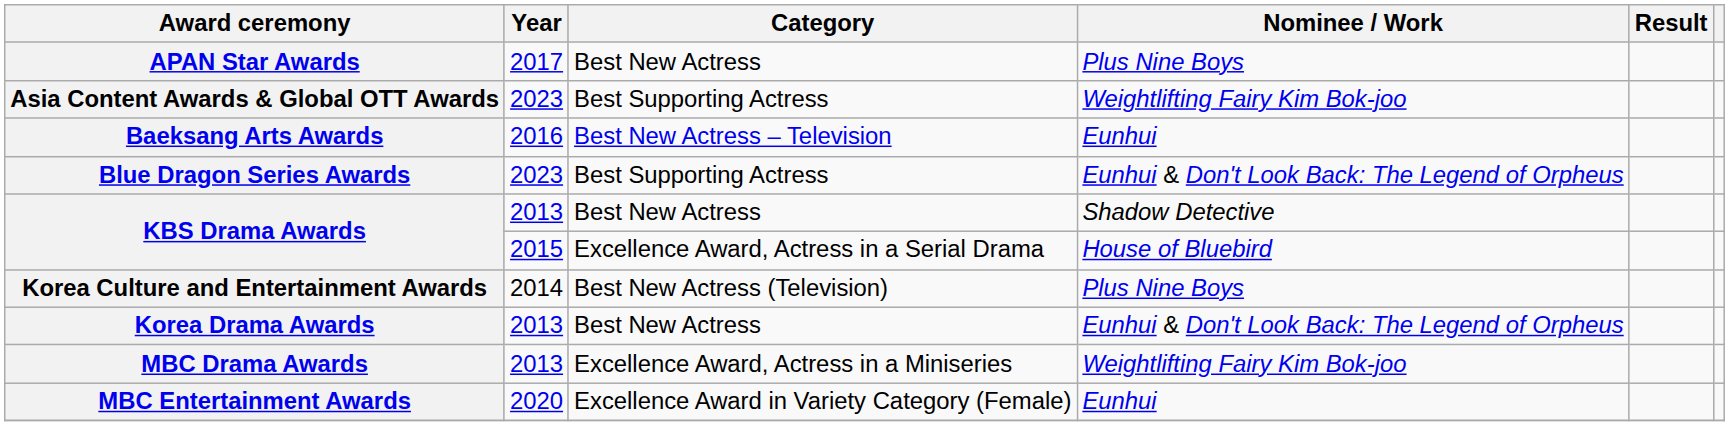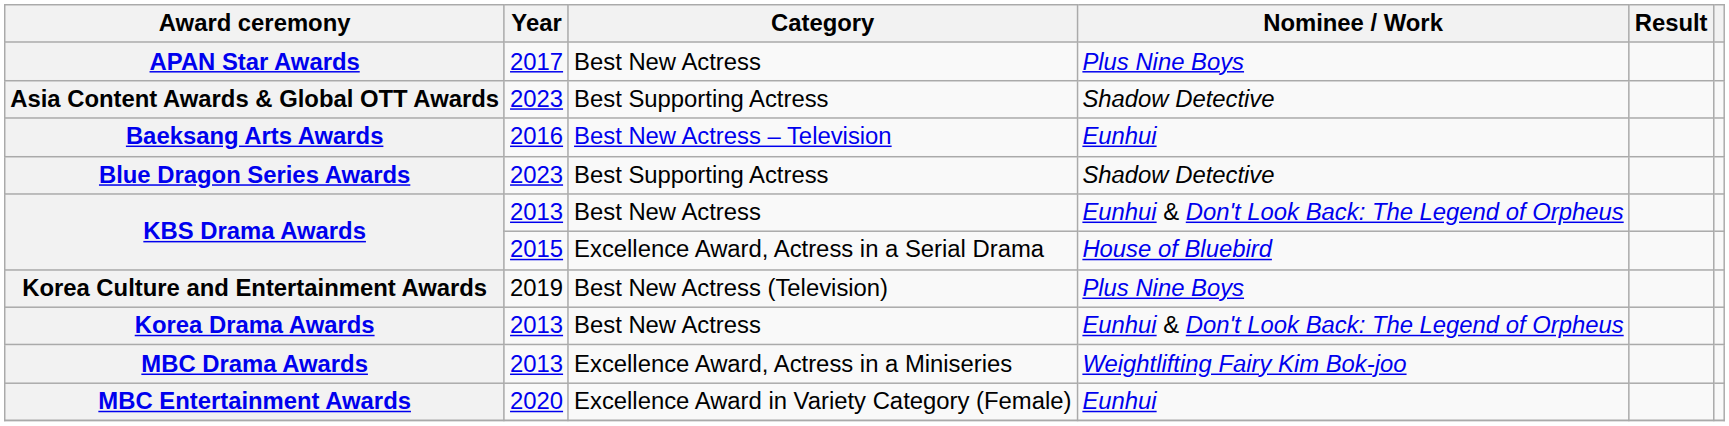(1244, 99) Weightlifting Fairy Kim Bok-joo -> (1178, 99) Shadow Detective
(1353, 174) Eunhui & Don't Look Back: The Legend of Orpheus -> (1178, 174) Shadow Detective
(1178, 212) Shadow Detective -> (1353, 212) Eunhui & Don't Look Back: The Legend of Orpheus
(537, 288) 2014 -> (537, 288) 2019
